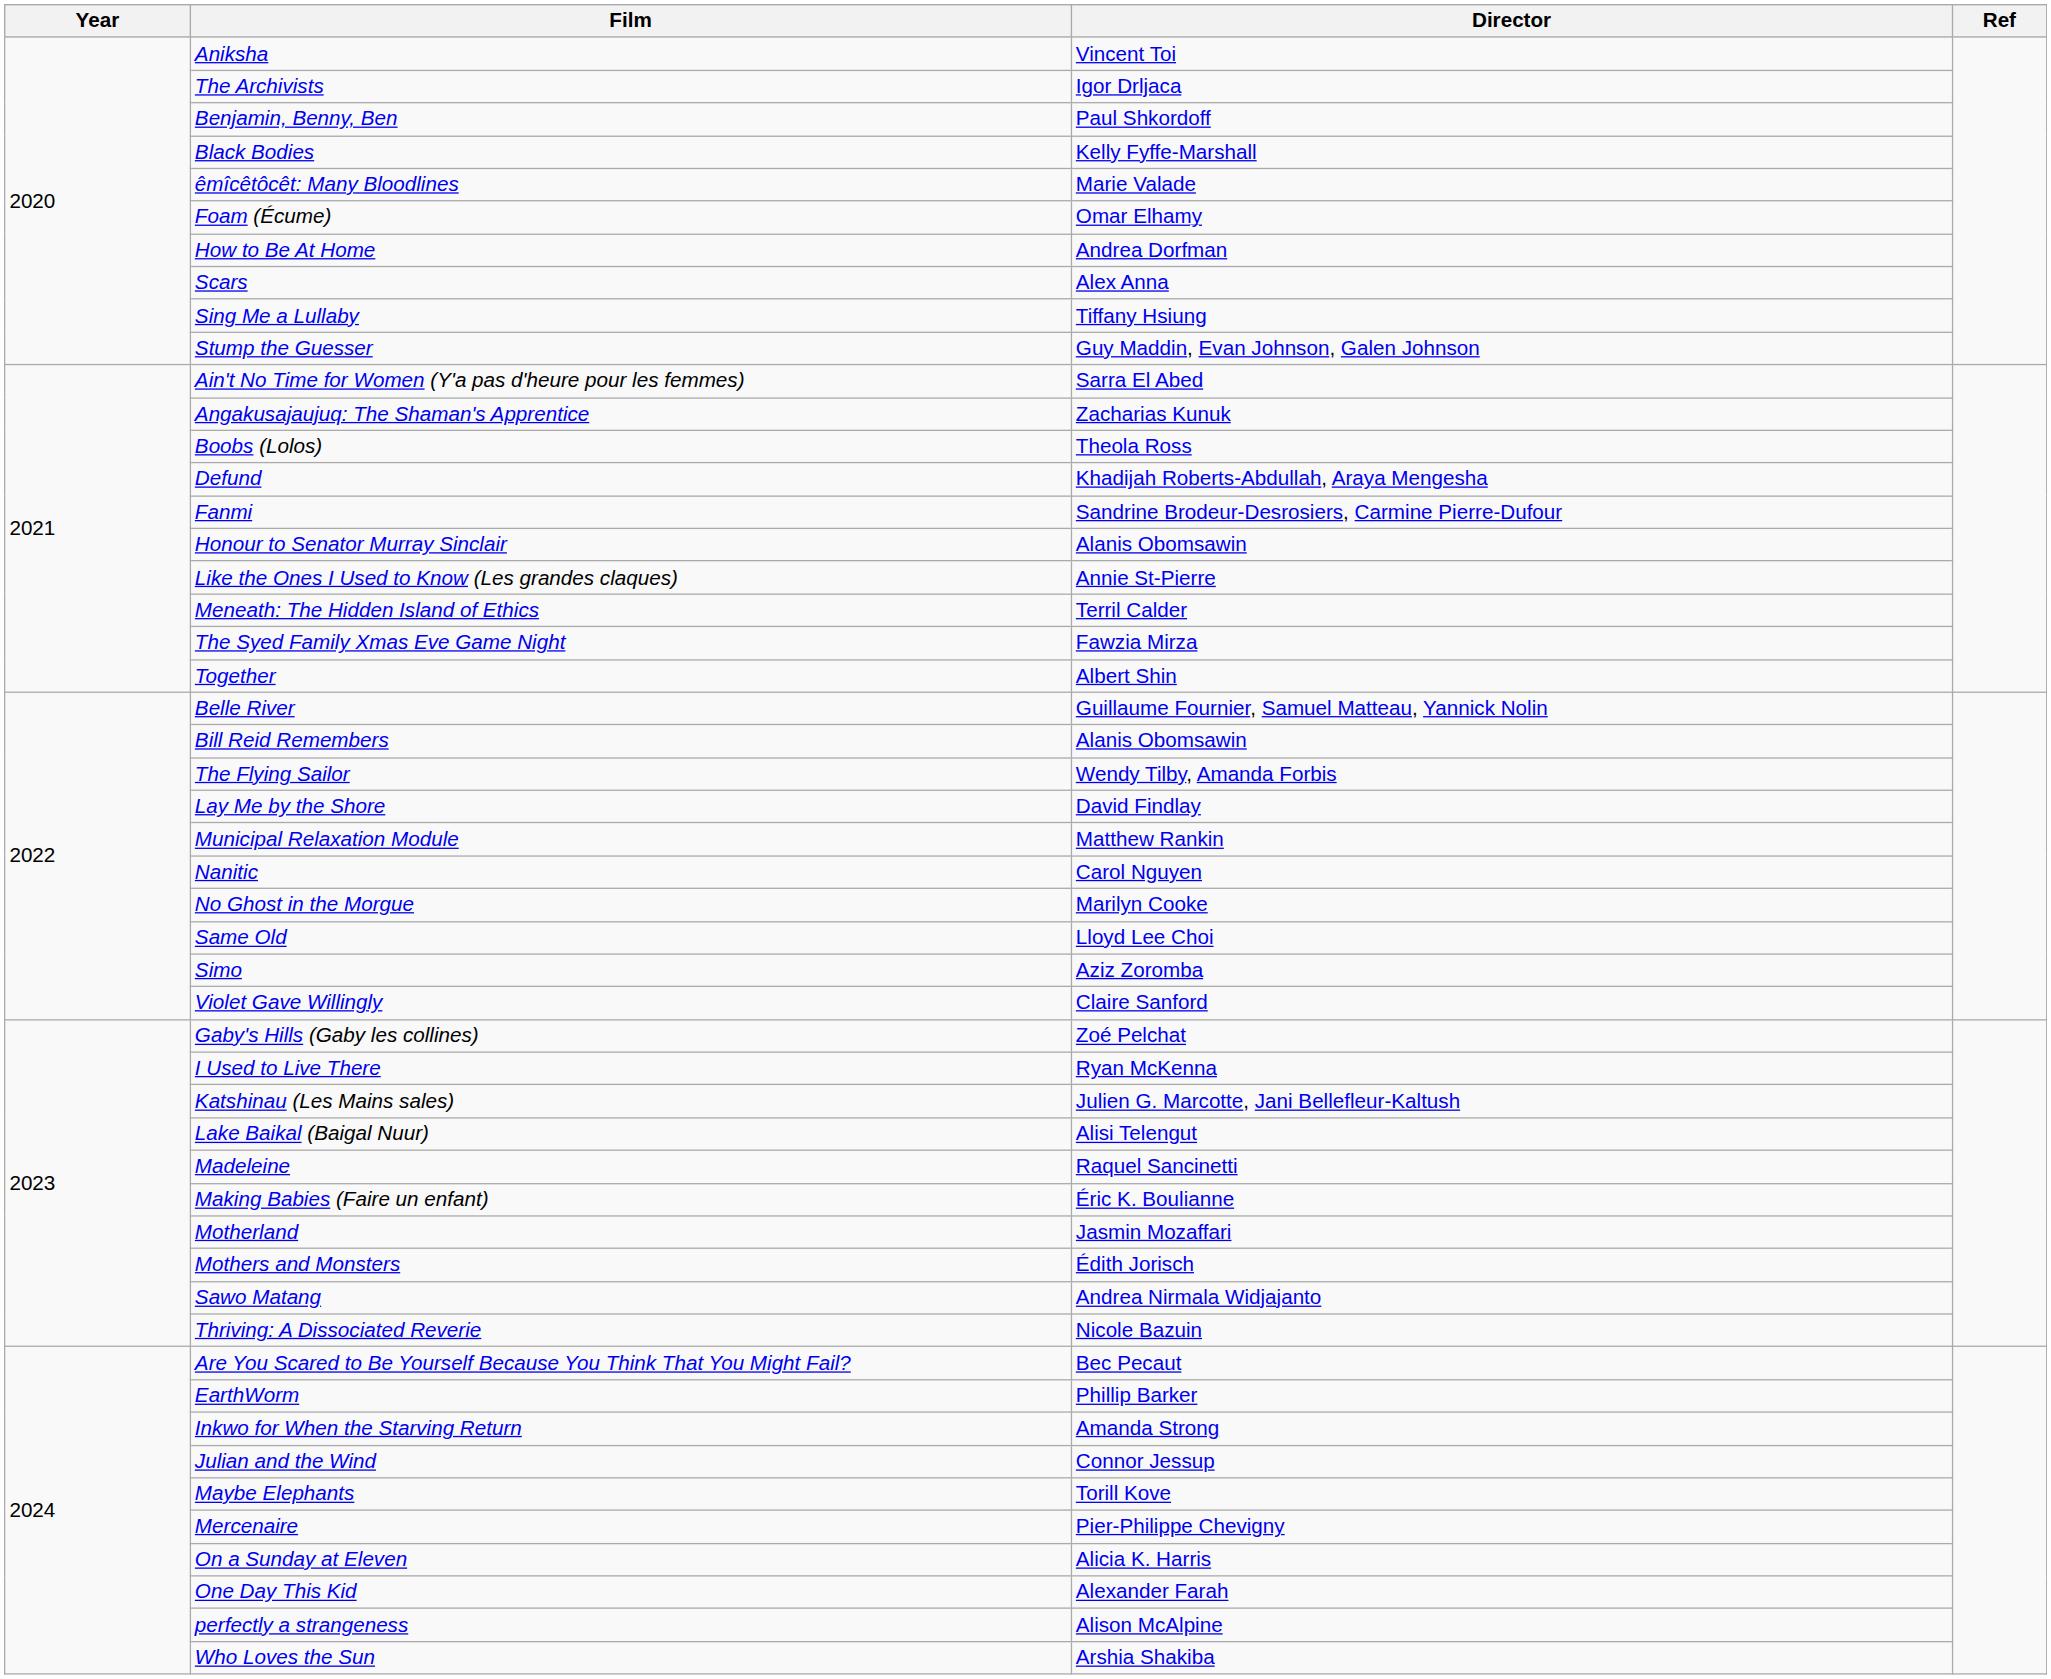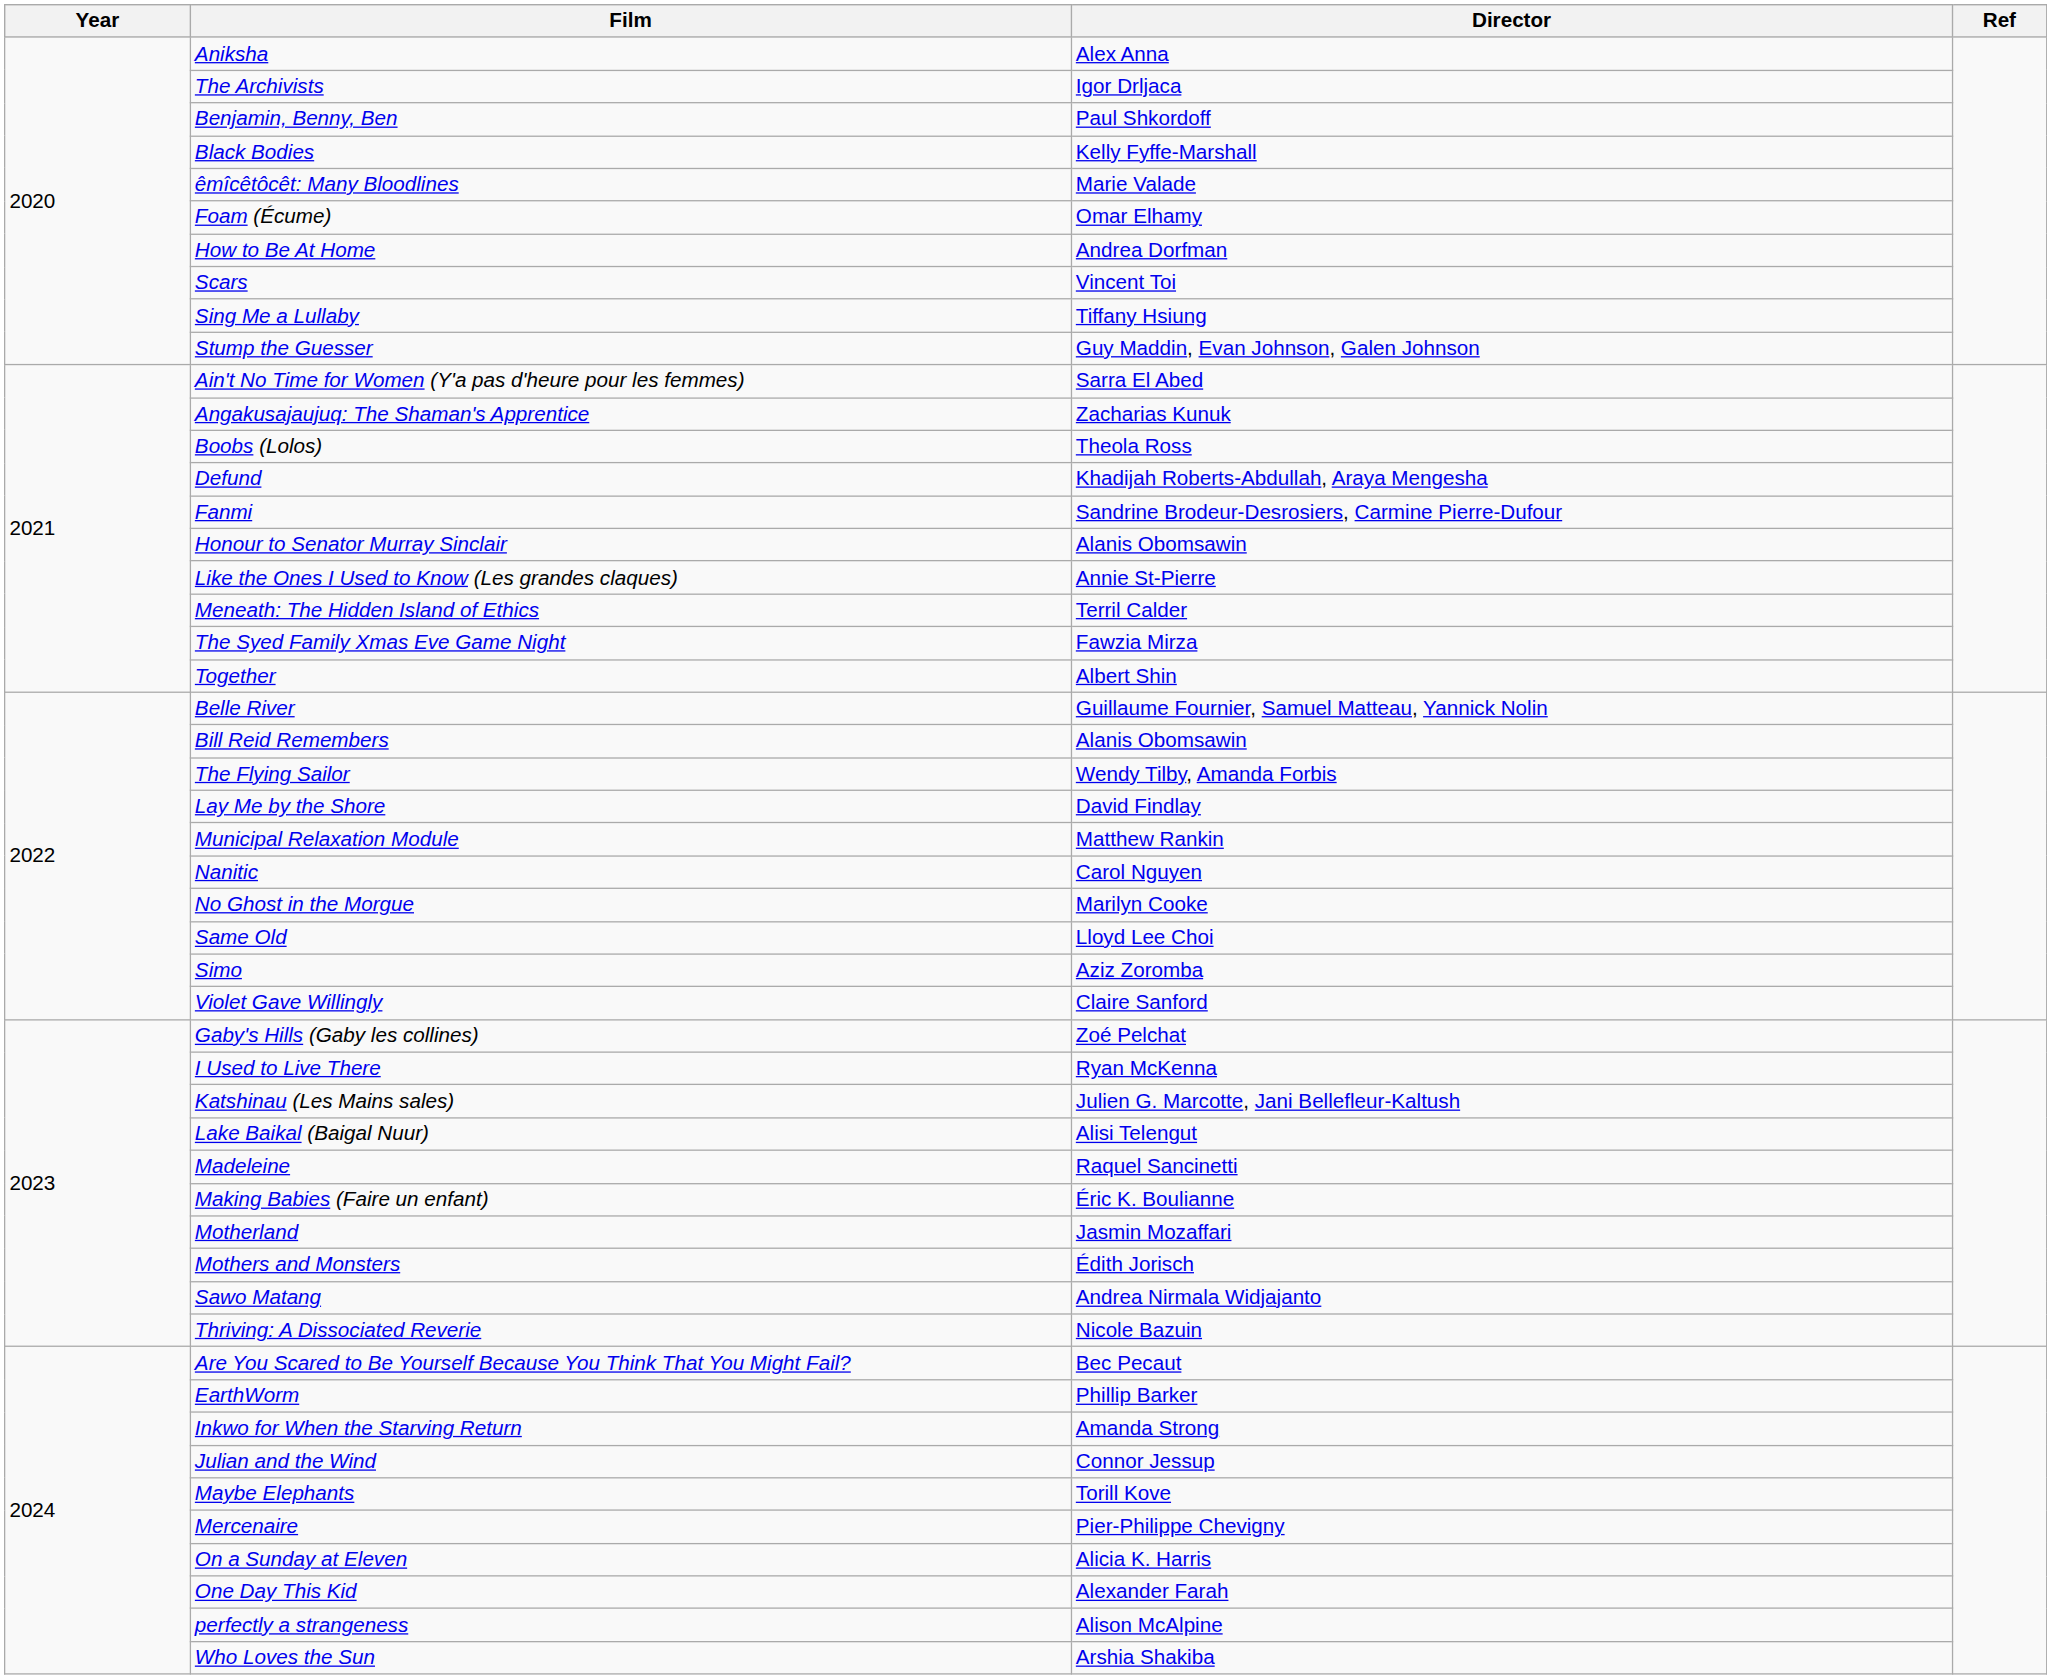(1126, 53) Vincent Toi -> (1122, 53) Alex Anna
(1122, 282) Alex Anna -> (1126, 282) Vincent Toi
